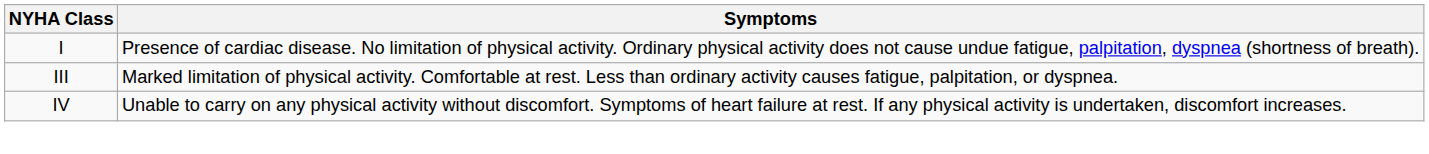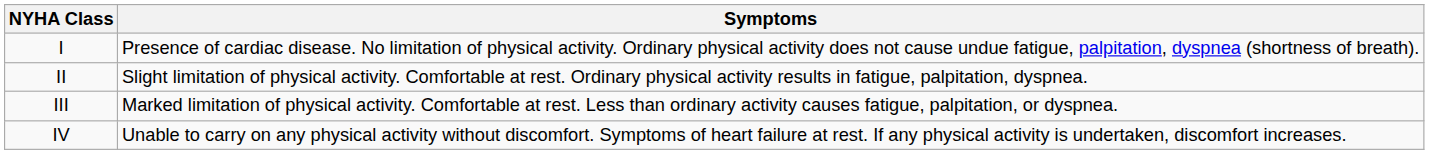+ row: (61, 76)
